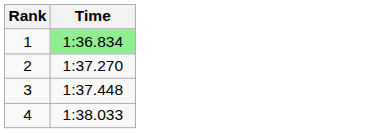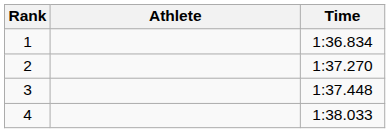+ column: (175, 16)
(93, 41) lightgreen background -> (342, 41) no background
